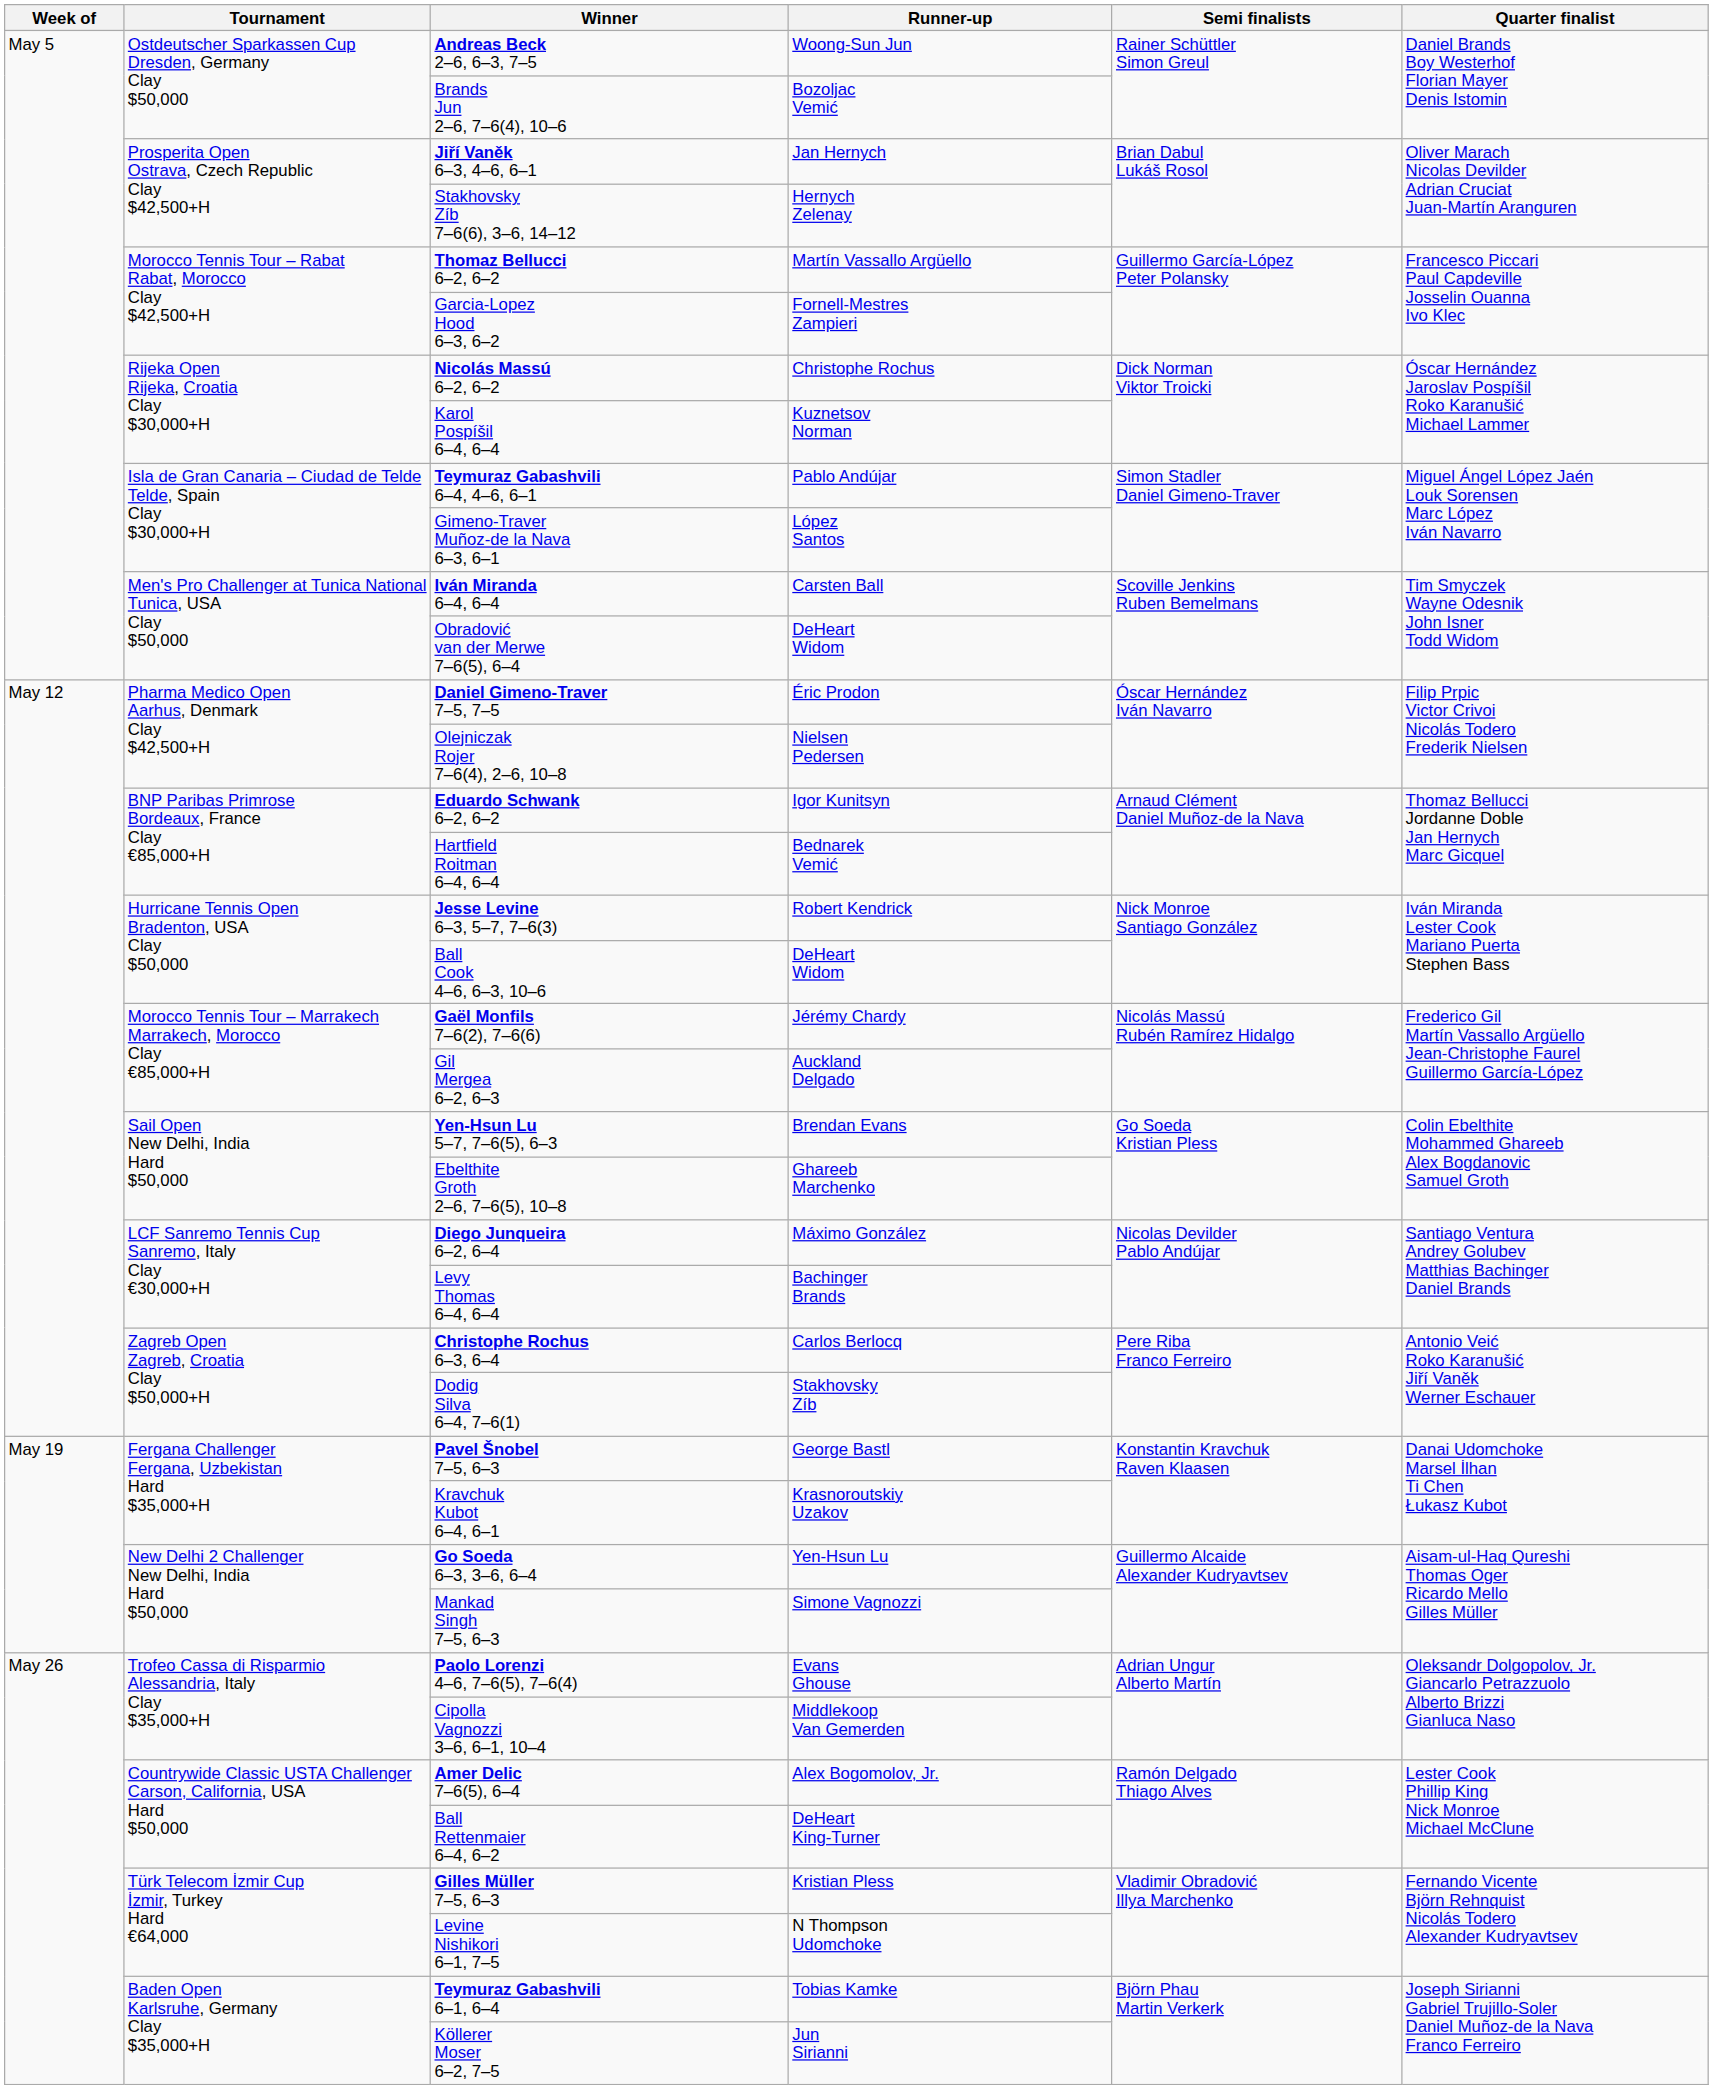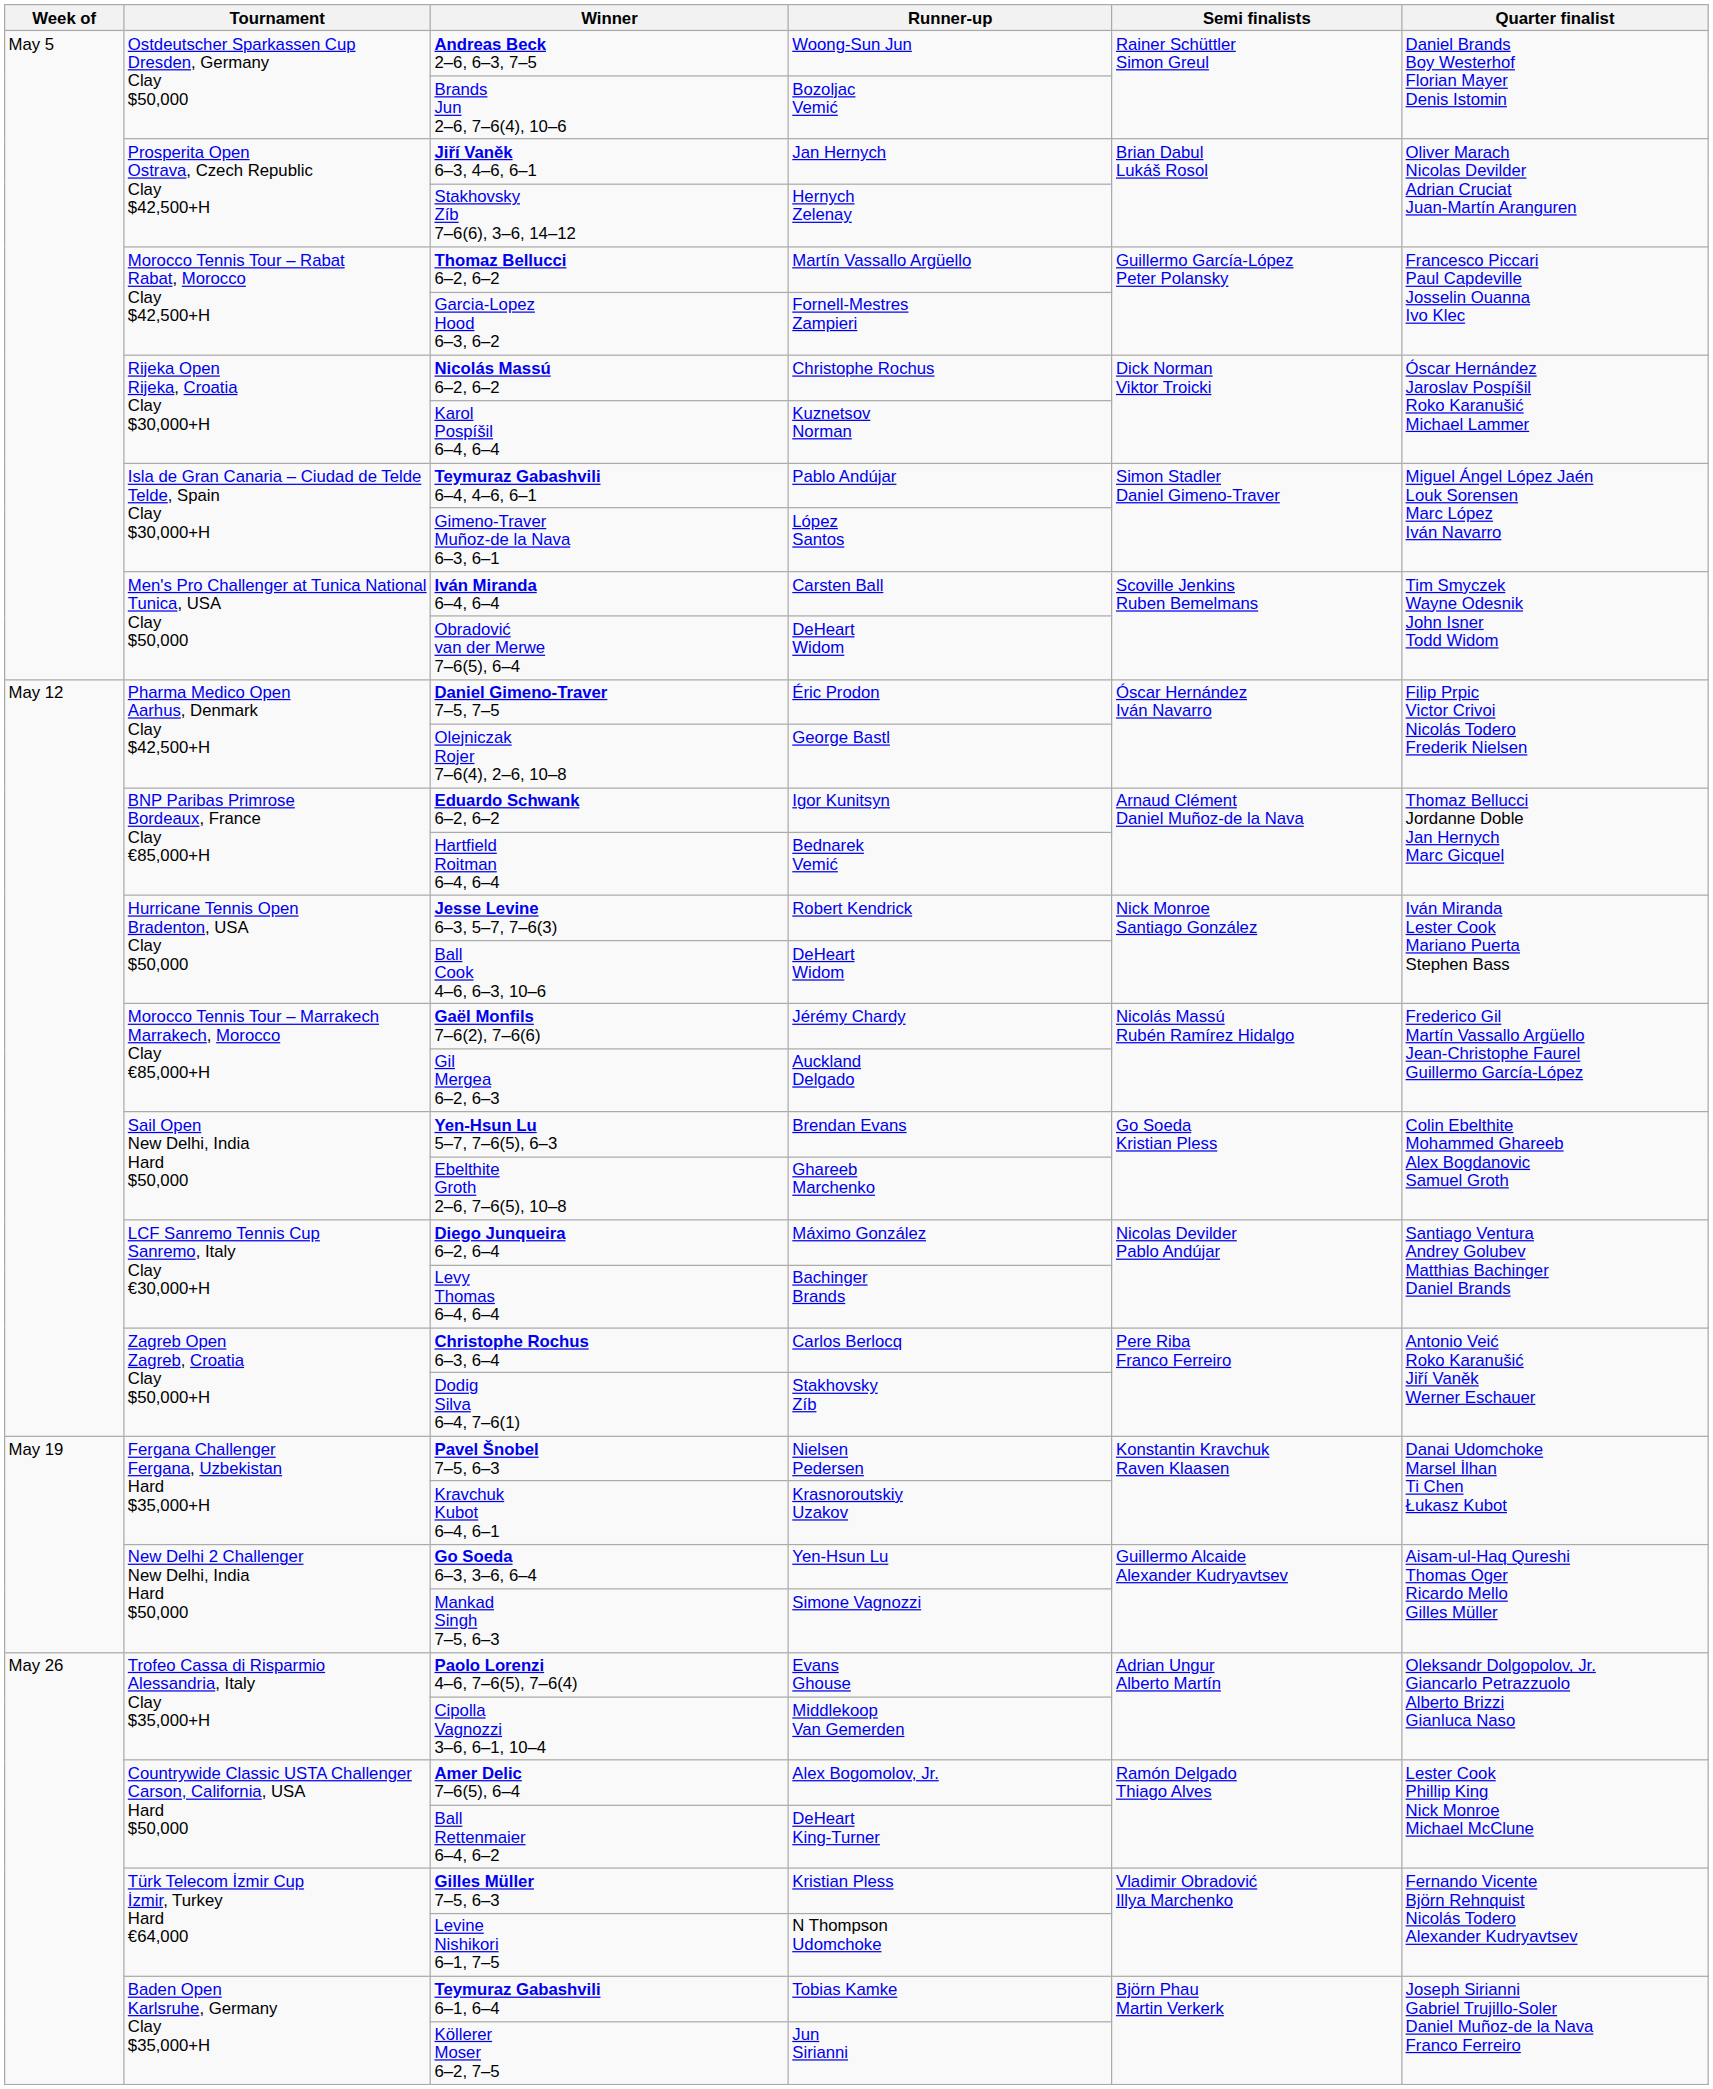(828, 746) Nielsen Pedersen -> (841, 737) George Bastl
(841, 1449) George Bastl -> (828, 1458) Nielsen Pedersen
